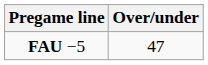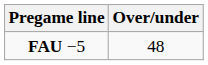(156, 45) 47 -> (156, 45) 48
